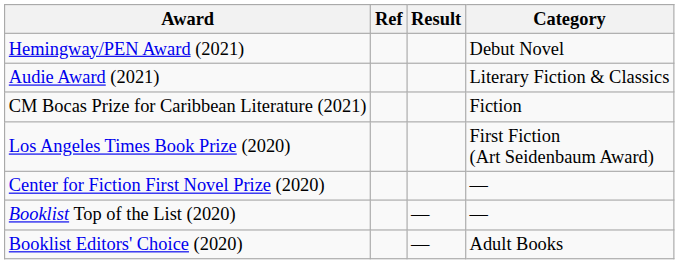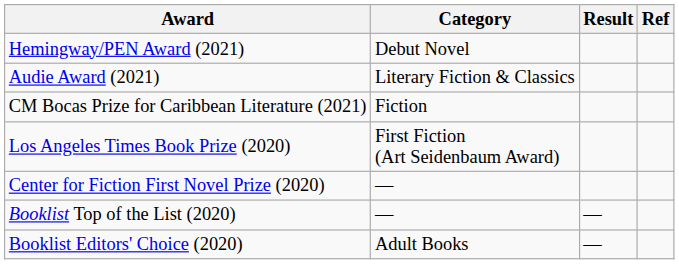columns swapped: (570, 19) <-> (389, 19)
